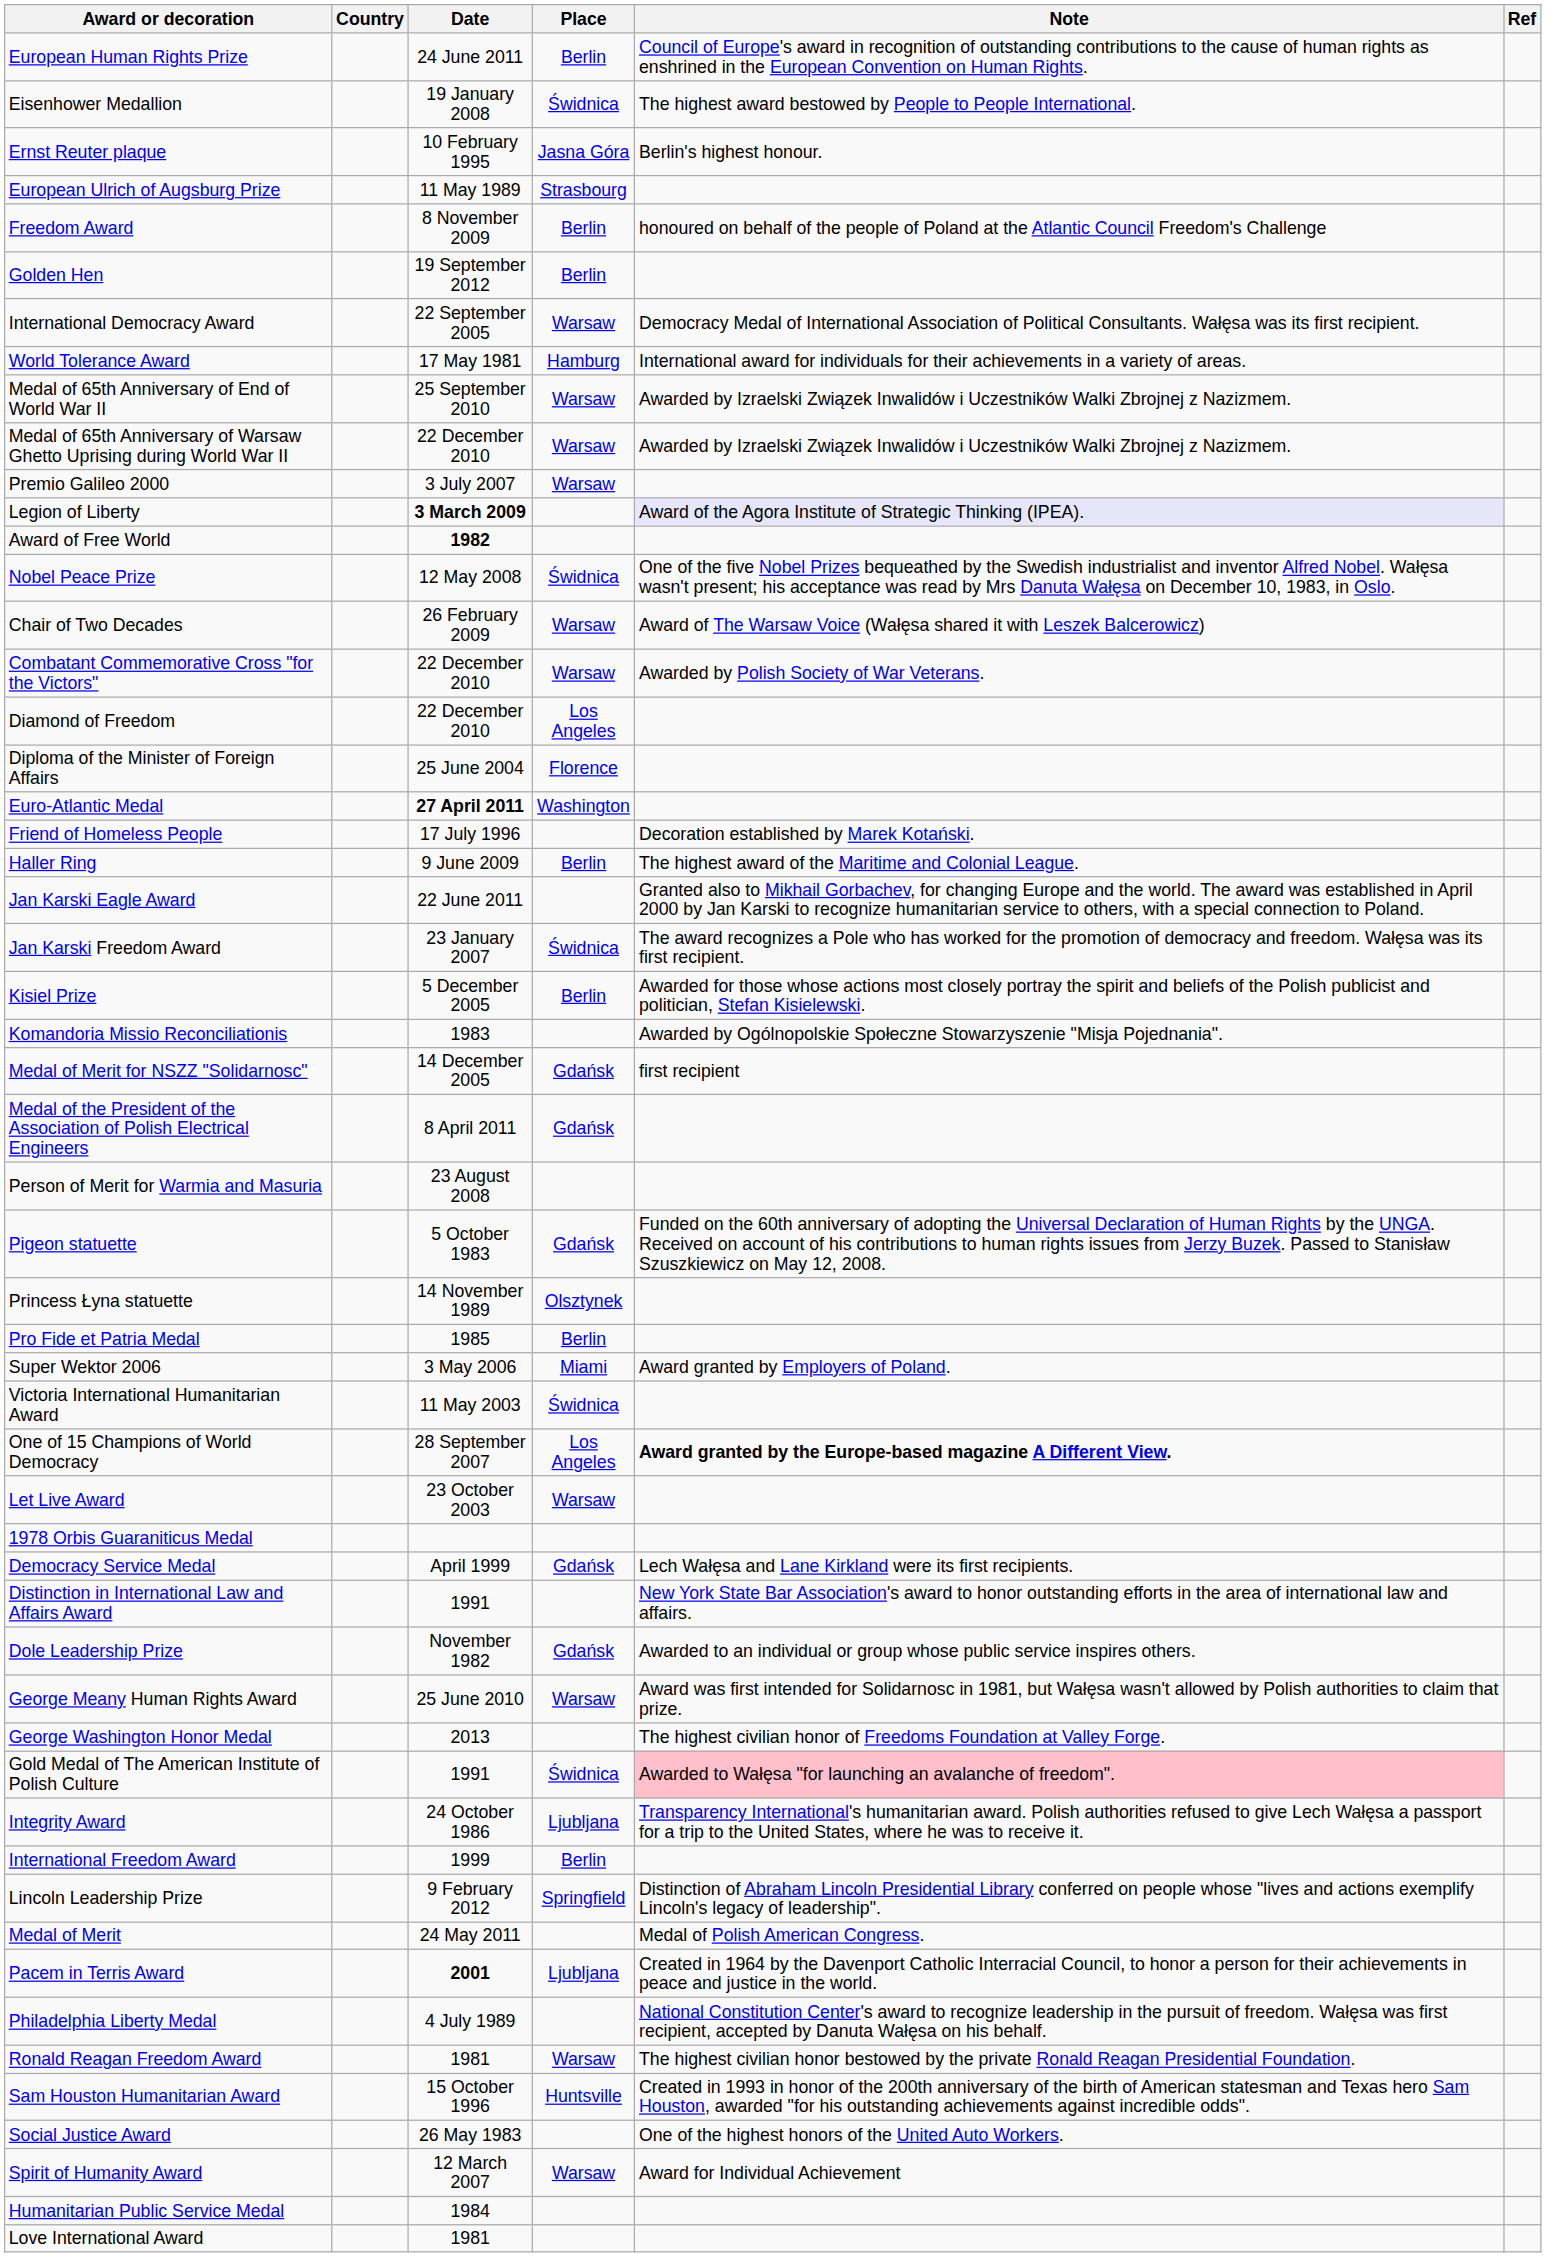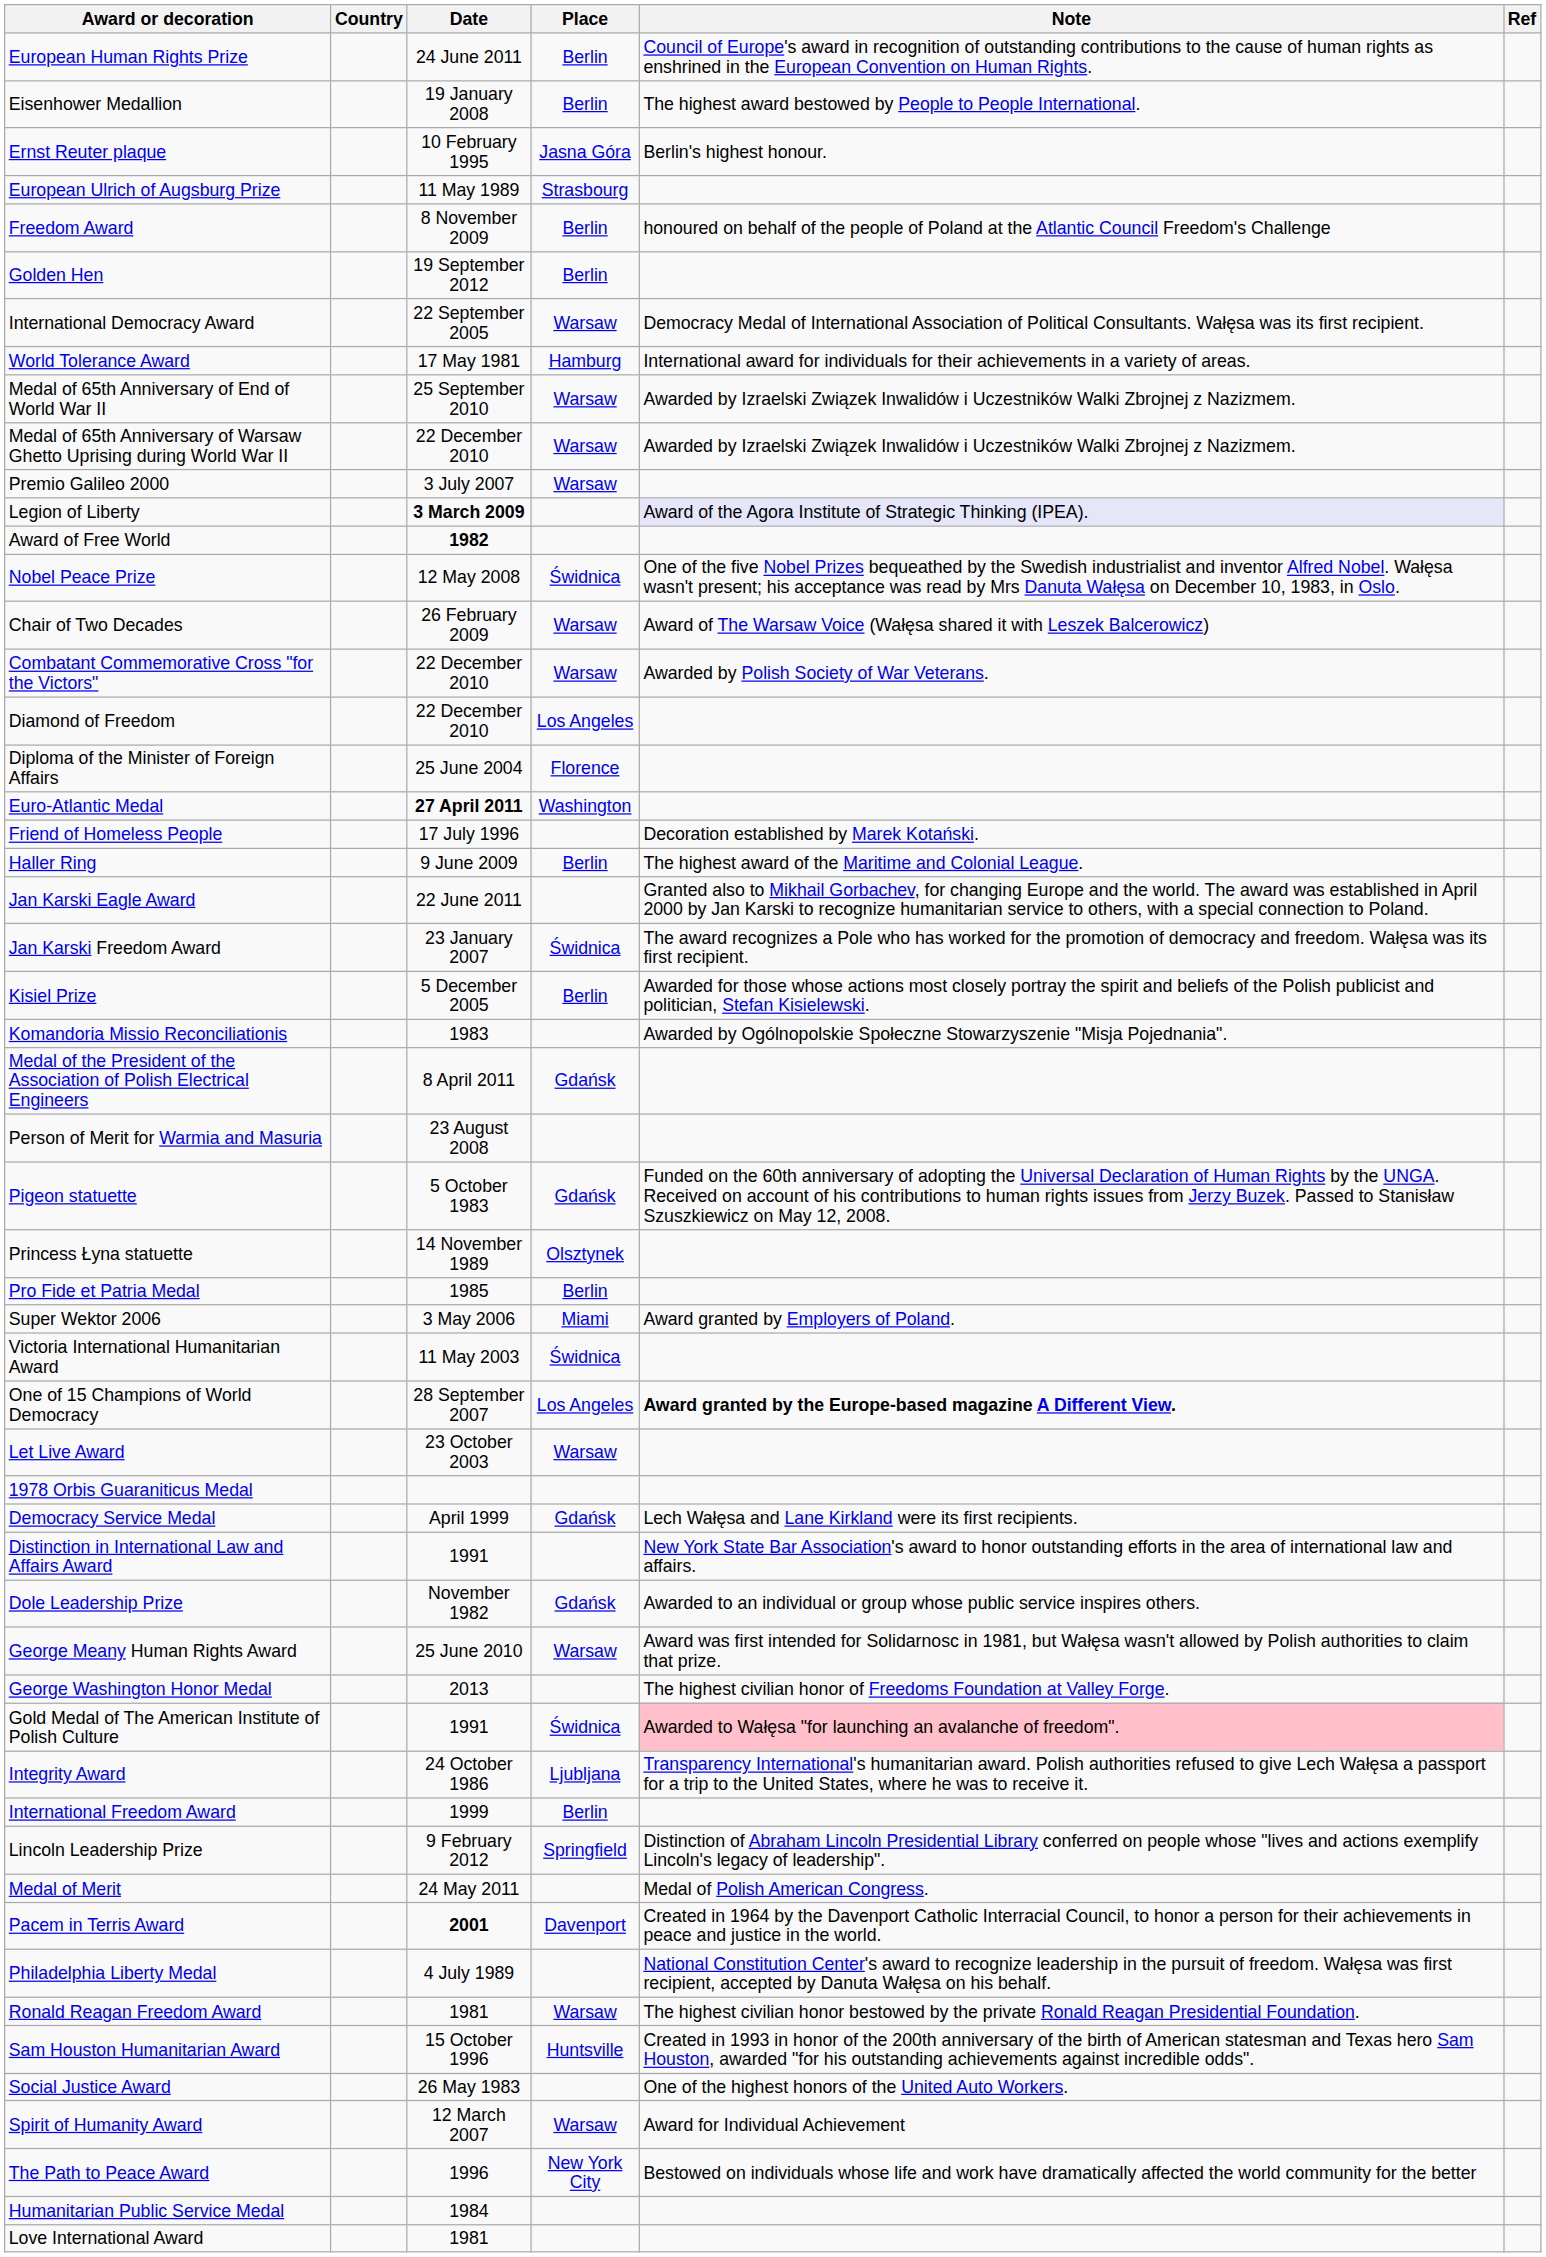(584, 104) Świdnica -> (585, 104) Berlin
- row: (158, 1071)
(584, 1974) Ljubljana -> (585, 1926) Davenport
+ row: (109, 2173)
